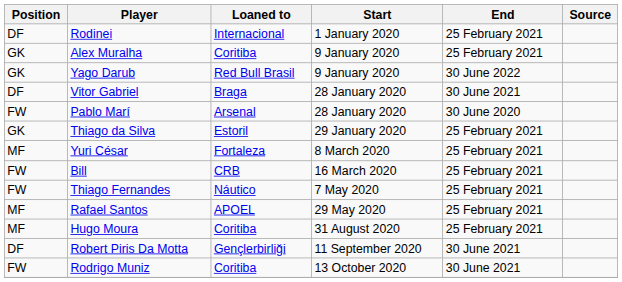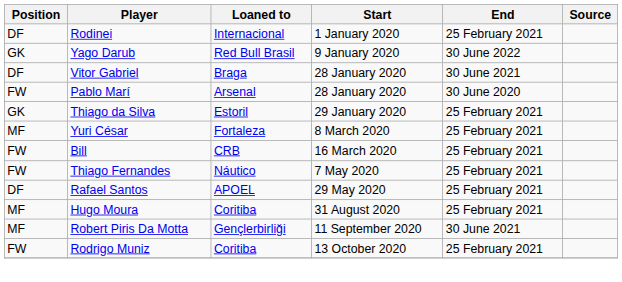- row: (106, 53)
(16, 209) MF -> (15, 190) DF
(15, 248) DF -> (16, 229) MF
(483, 268) 30 June 2021 -> (494, 248) 25 February 2021
